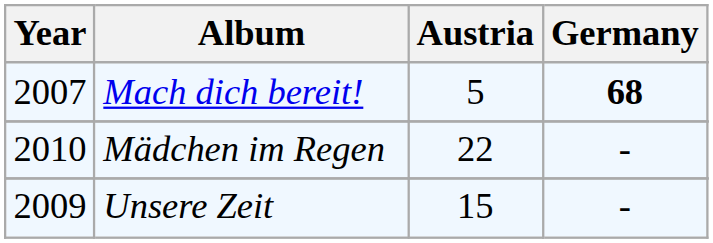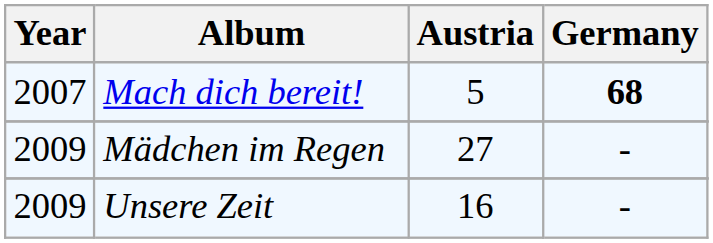(50, 149) 2010 -> (50, 149) 2009
(475, 149) 22 -> (475, 149) 27
(475, 206) 15 -> (475, 206) 16
